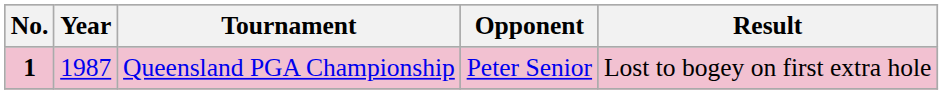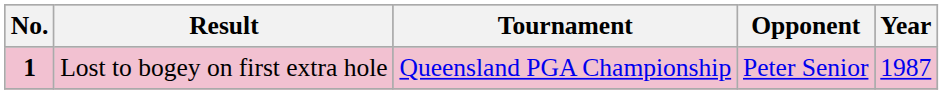columns swapped: (86, 25) <-> (768, 25)
